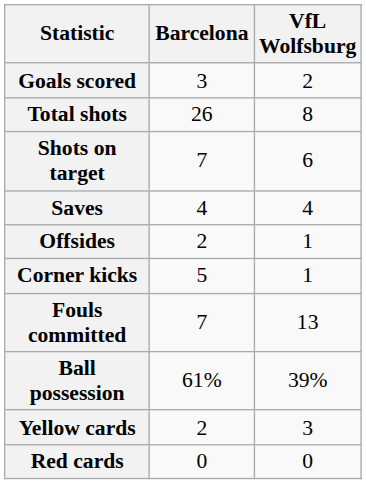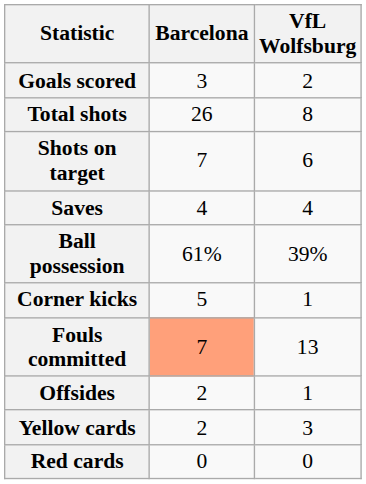rows swapped: (77, 380) <-> (77, 241)
(202, 322) no background -> (202, 346) lightsalmon background
